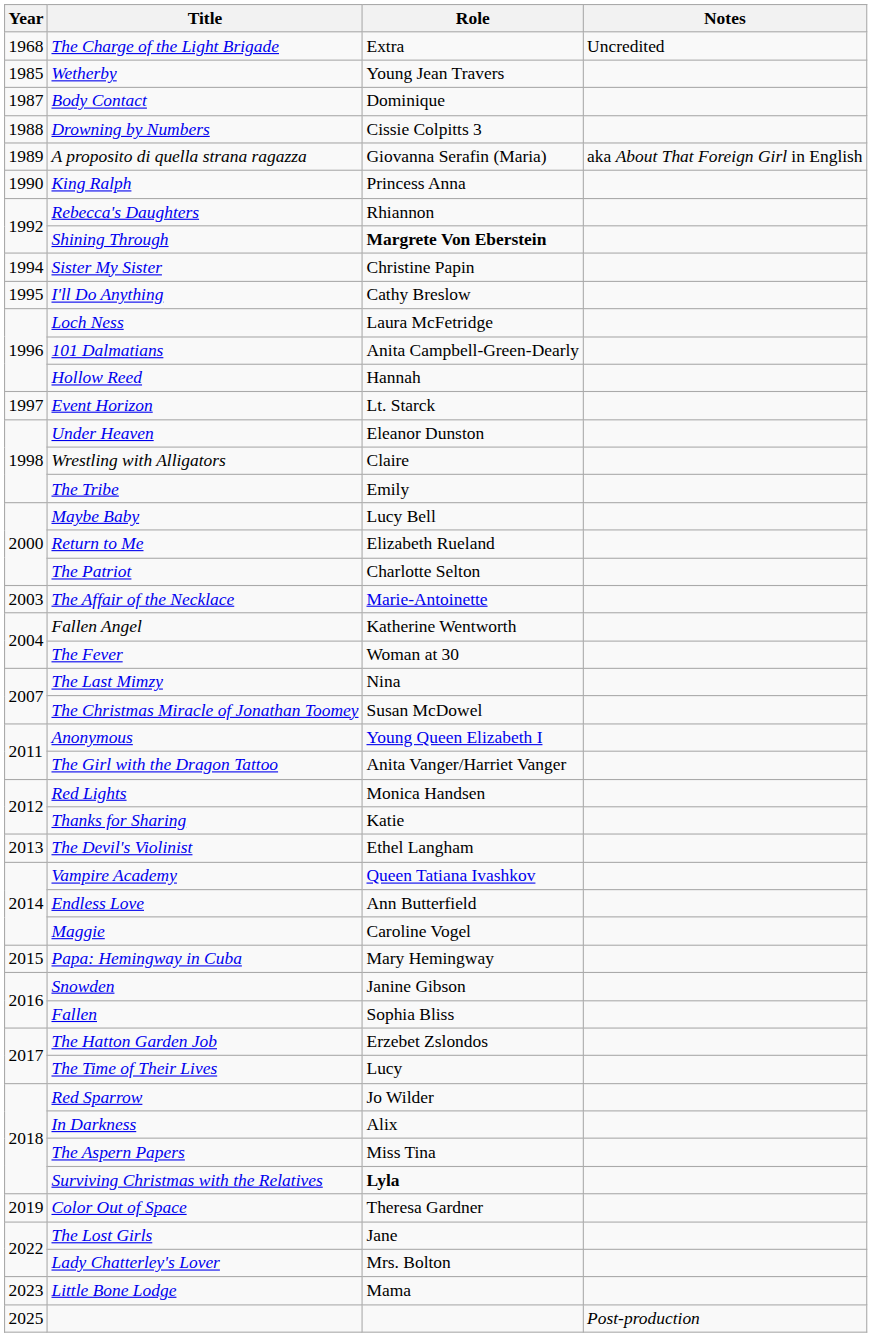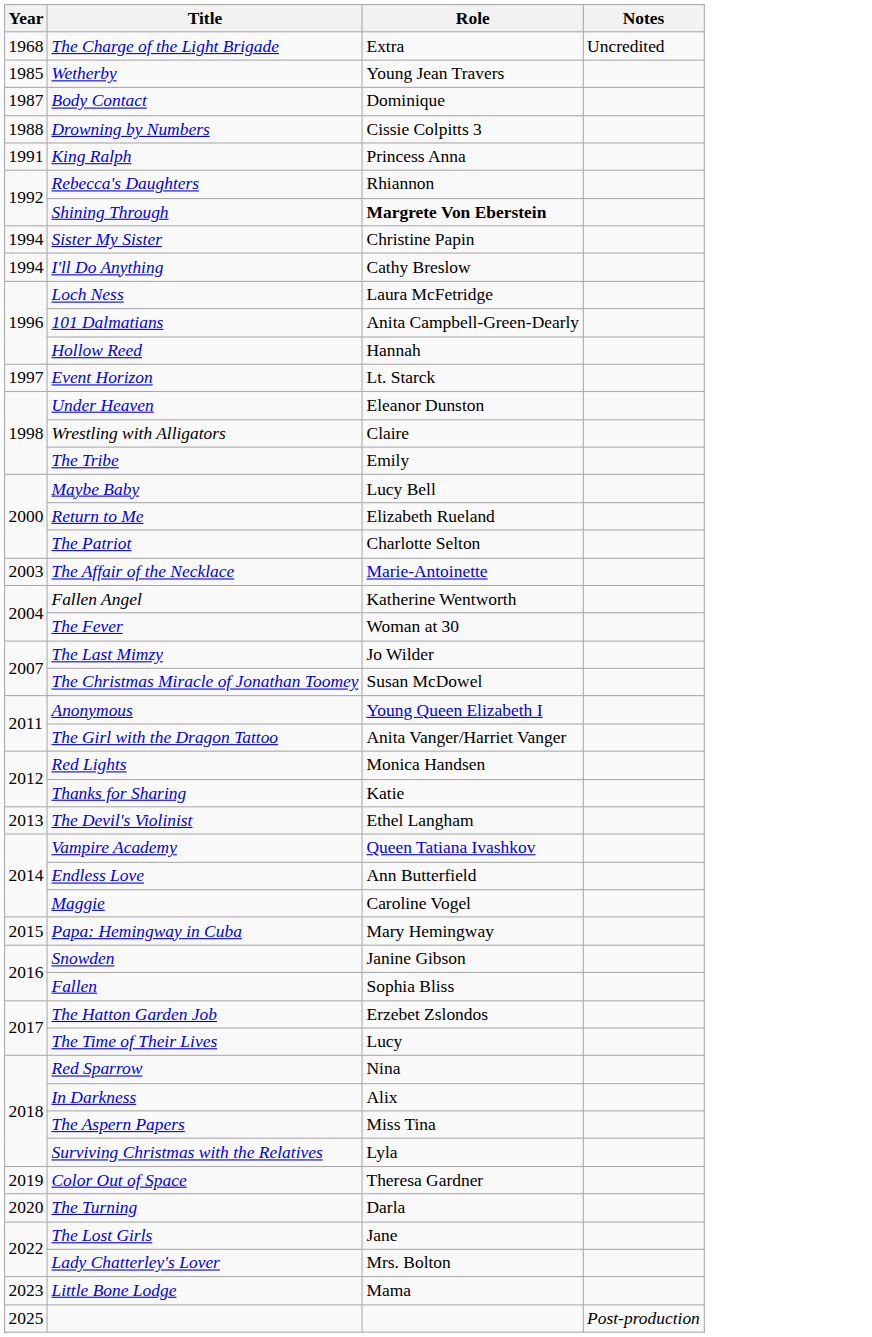- row: (179, 156)
(26, 184) 1990 -> (26, 156) 1991
(26, 294) 1995 -> (26, 267) 1994
(383, 682) Nina -> (400, 654) Jo Wilder
(400, 1097) Jo Wilder -> (383, 1069) Nina
(383, 1179) bold -> (382, 1152) normal
+ row: (94, 1207)
